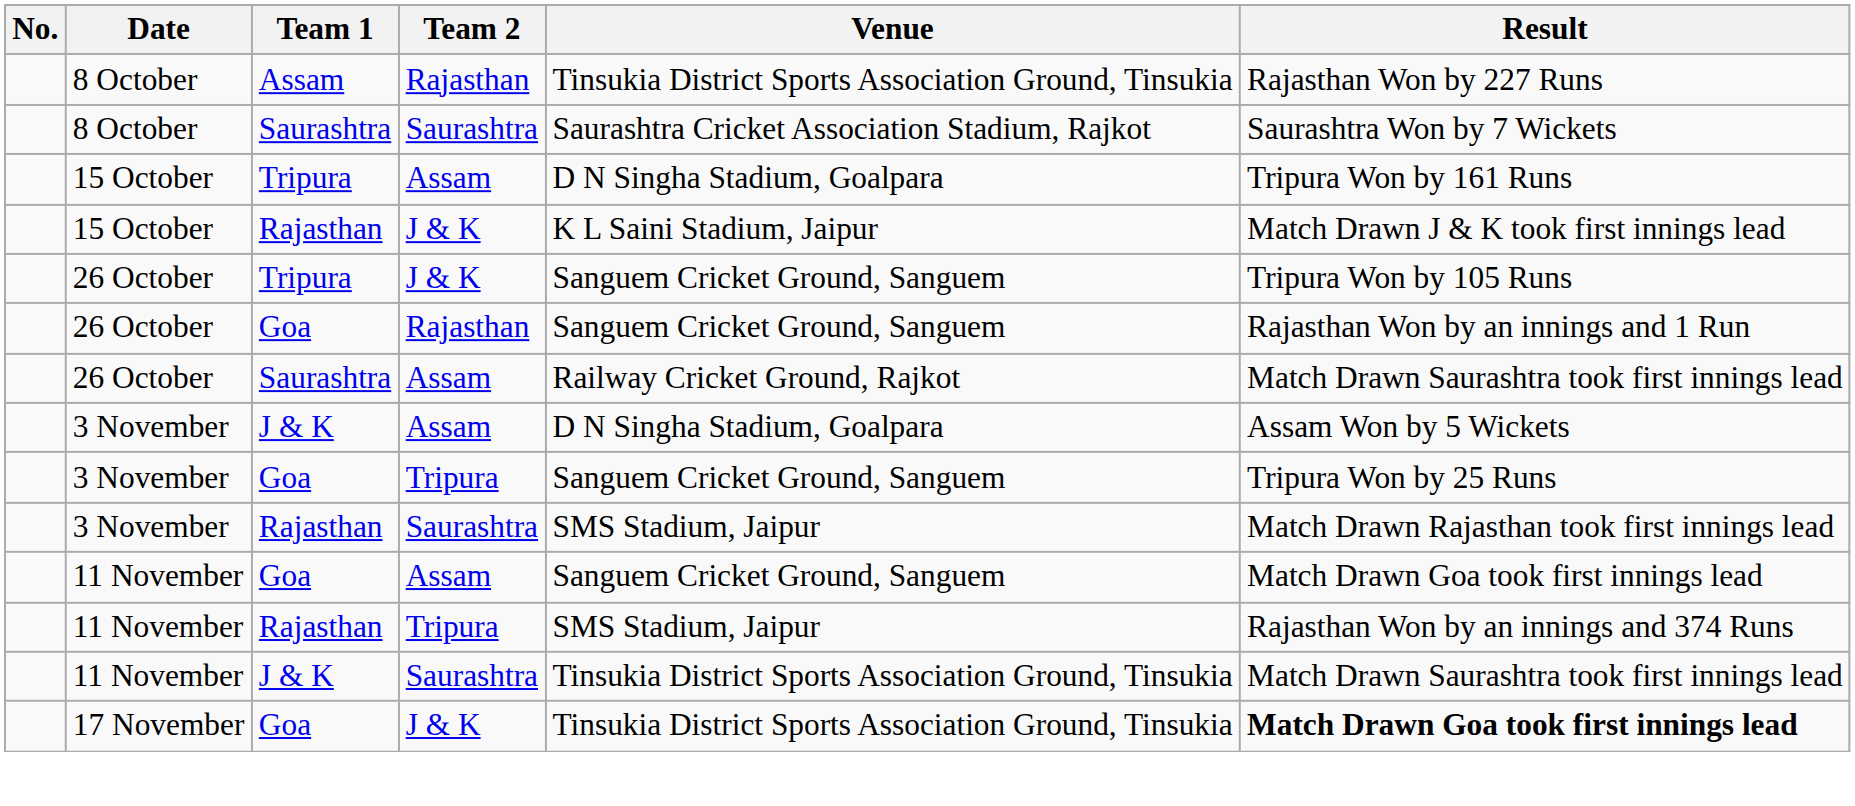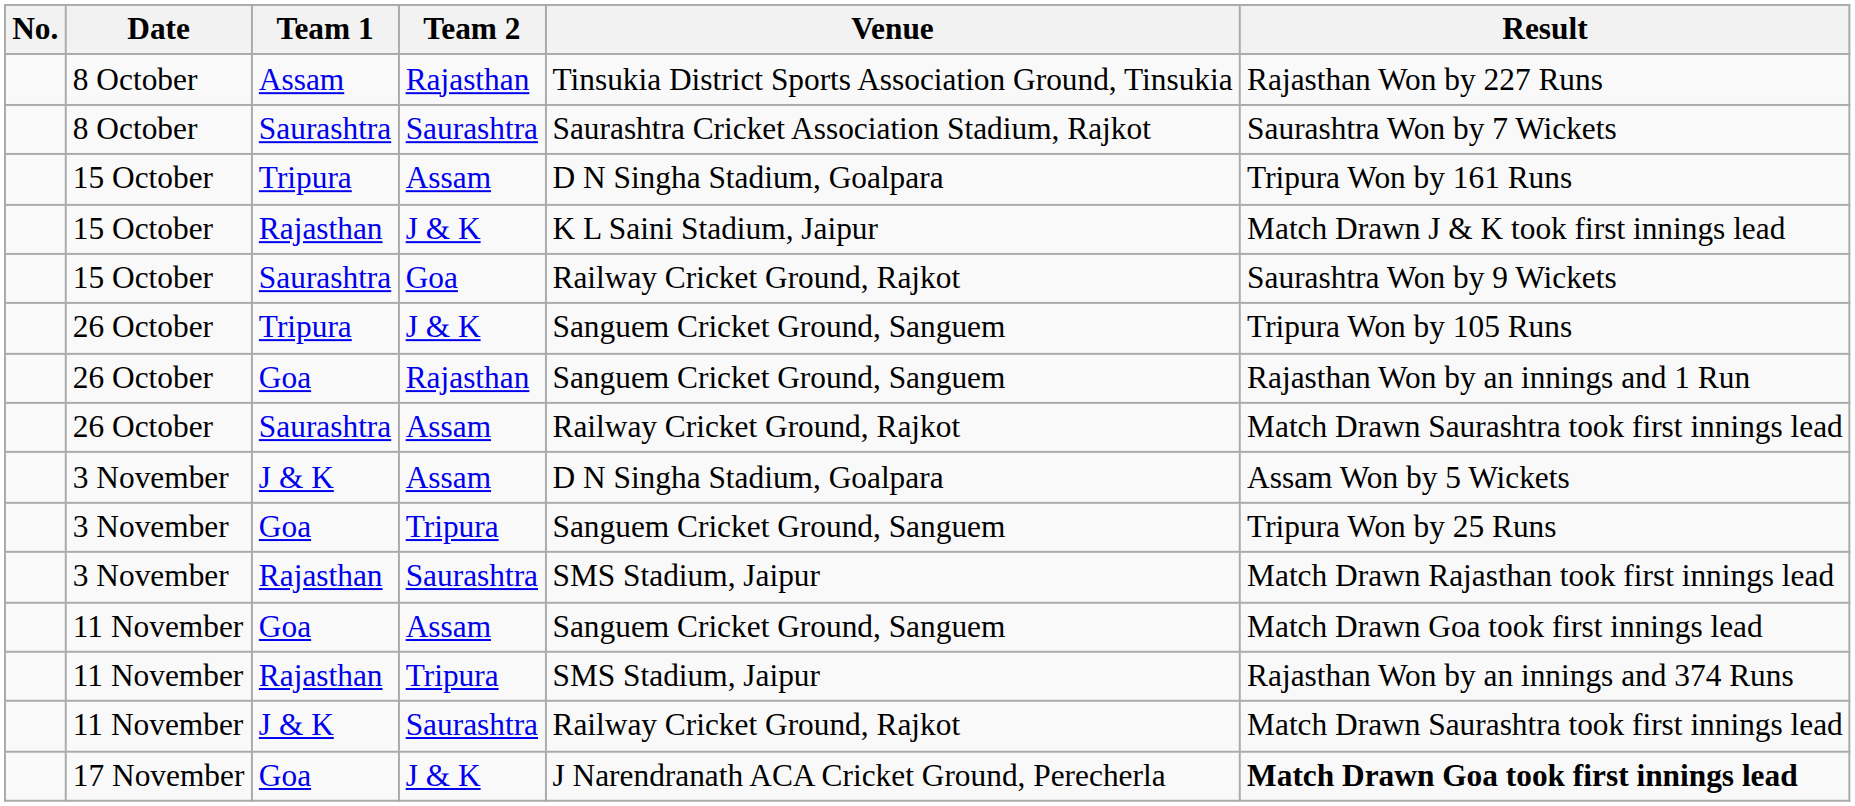+ row: (143, 278)
(893, 675) Tinsukia District Sports Association Ground, Tinsukia -> (756, 725) Railway Cricket Ground, Rajkot
(893, 725) Tinsukia District Sports Association Ground, Tinsukia -> (859, 775) J Narendranath ACA Cricket Ground, Perecherla
